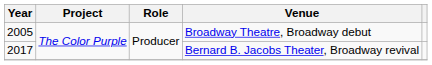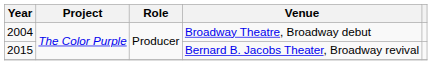(20, 32) 2005 -> (20, 32) 2004
(20, 50) 2017 -> (20, 50) 2015
